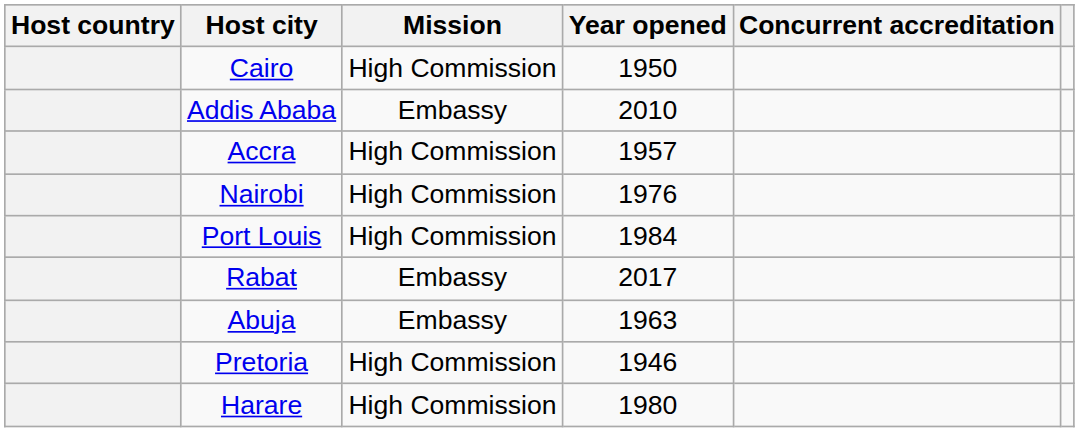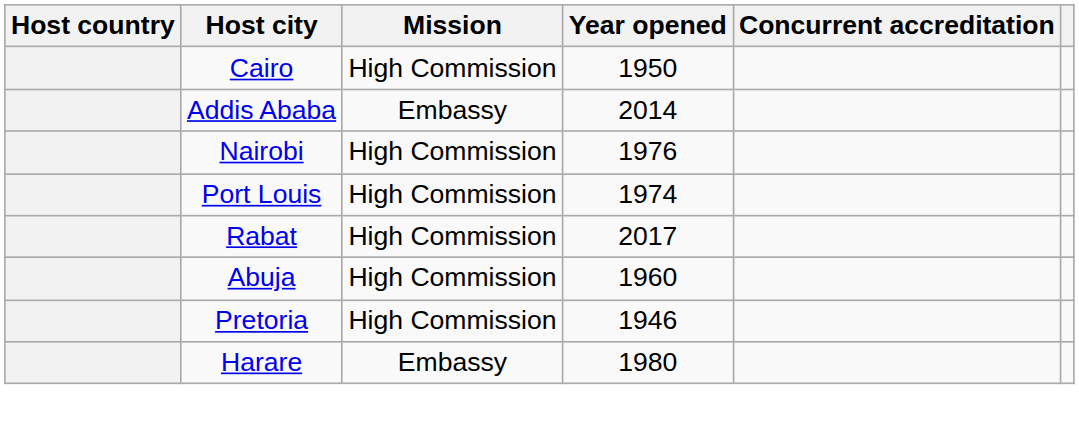(648, 109) 2010 -> (648, 109) 2014
- row: (262, 151)
(648, 236) 1984 -> (648, 194) 1974
(452, 278) Embassy -> (452, 236) High Commission
(452, 320) Embassy -> (452, 278) High Commission
(648, 320) 1963 -> (648, 278) 1960
(452, 404) High Commission -> (452, 362) Embassy
